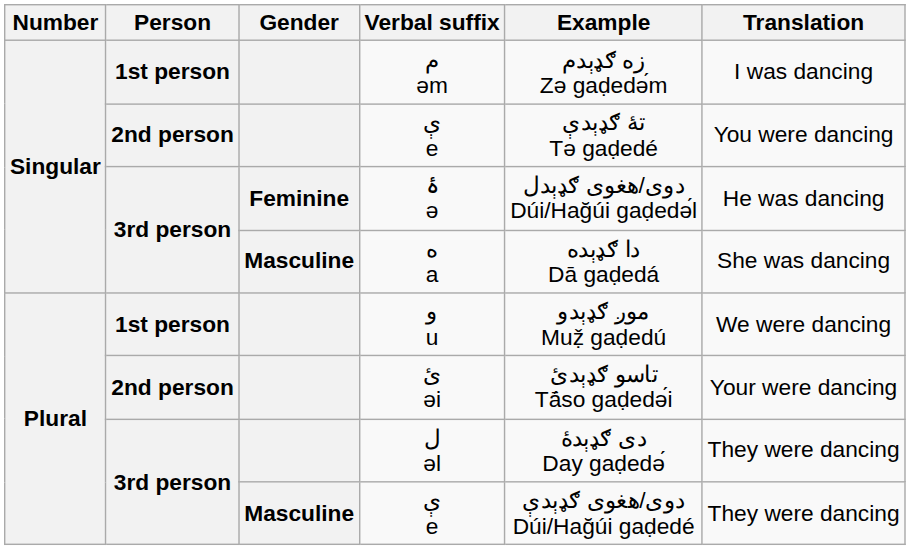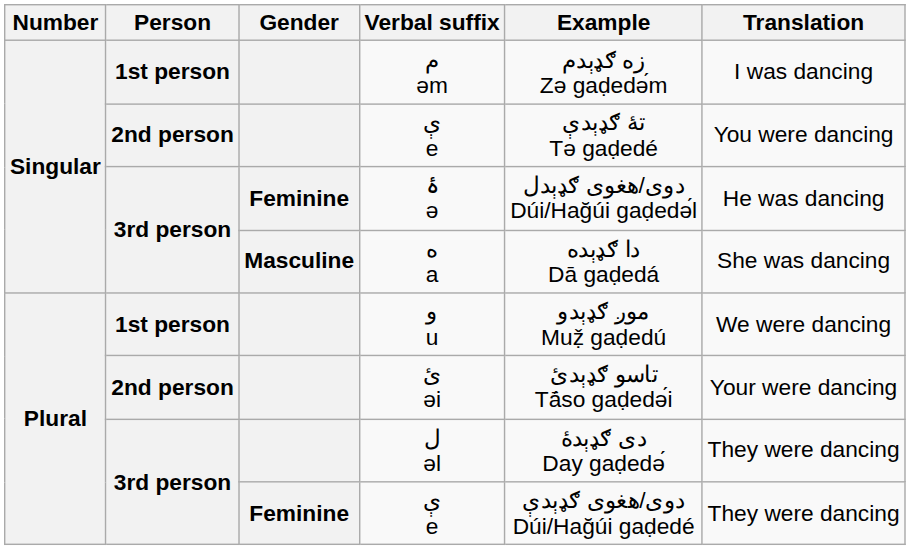(299, 513) Masculine -> (299, 513) Feminine
